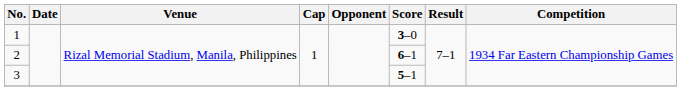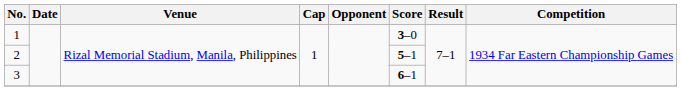(407, 55) 6–1 -> (407, 55) 5–1
(407, 75) 5–1 -> (407, 75) 6–1
